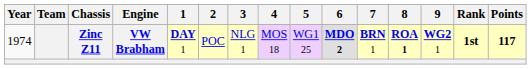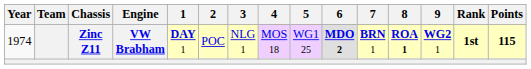(507, 41) 117 -> (507, 41) 115
